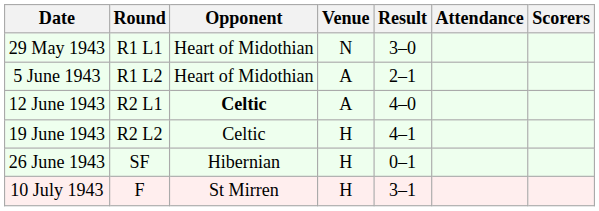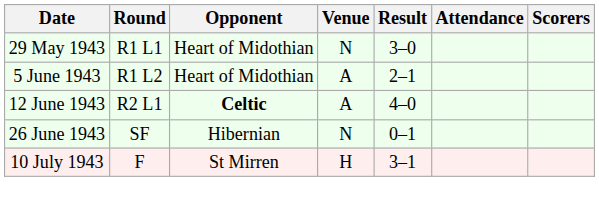- row: (57, 133)
(346, 162) H -> (346, 133) N
